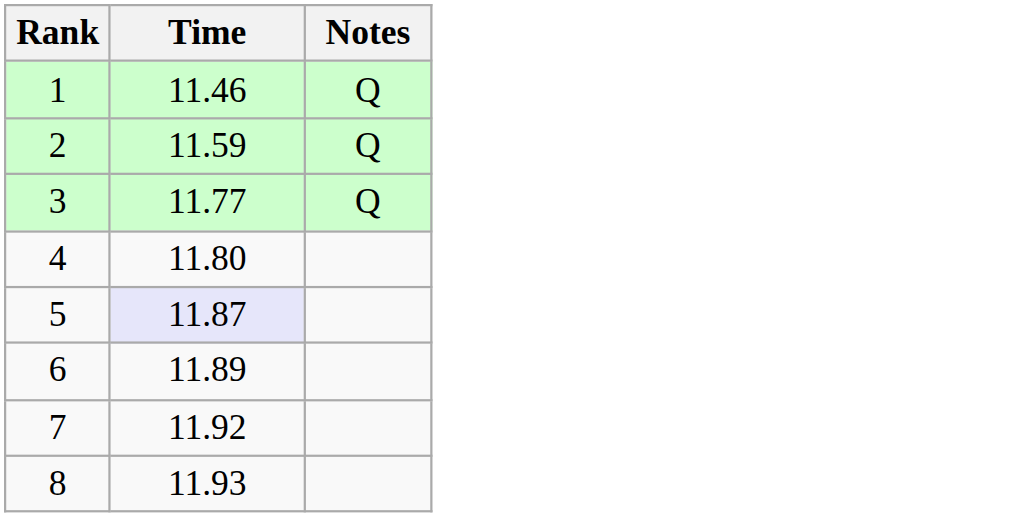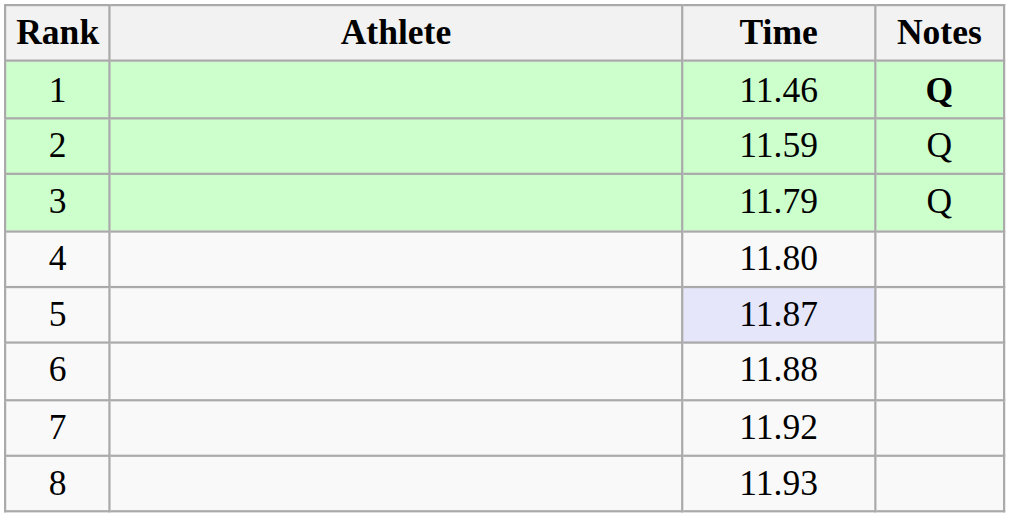+ column: (396, 32)
(368, 88) normal -> (939, 88) bold
(207, 201) 11.77 -> (779, 201) 11.79
(207, 370) 11.89 -> (779, 370) 11.88
